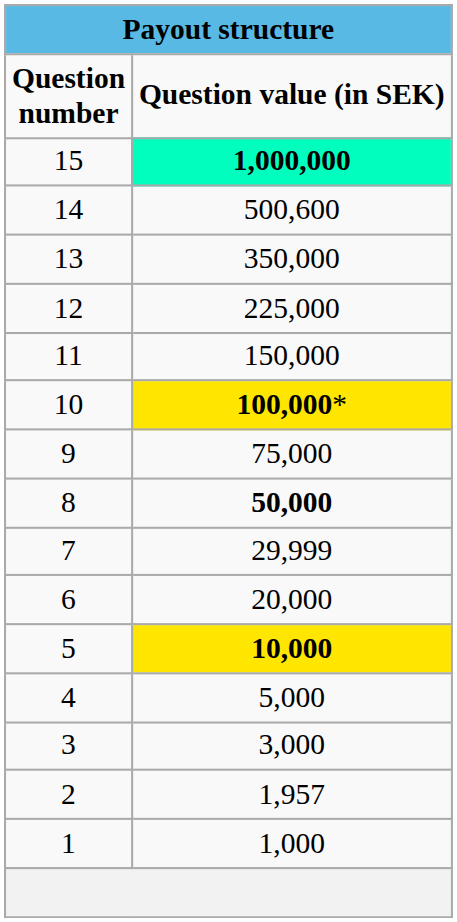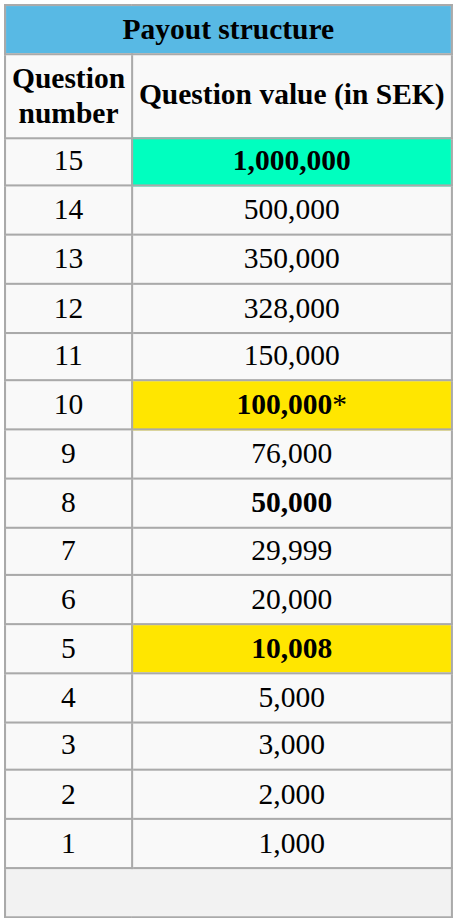(292, 210) 500,600 -> (292, 210) 500,000
(292, 307) 225,000 -> (292, 307) 328,000
(292, 453) 75,000 -> (292, 453) 76,000
(292, 648) 10,000 -> (292, 648) 10,008
(292, 794) 1,957 -> (292, 794) 2,000
